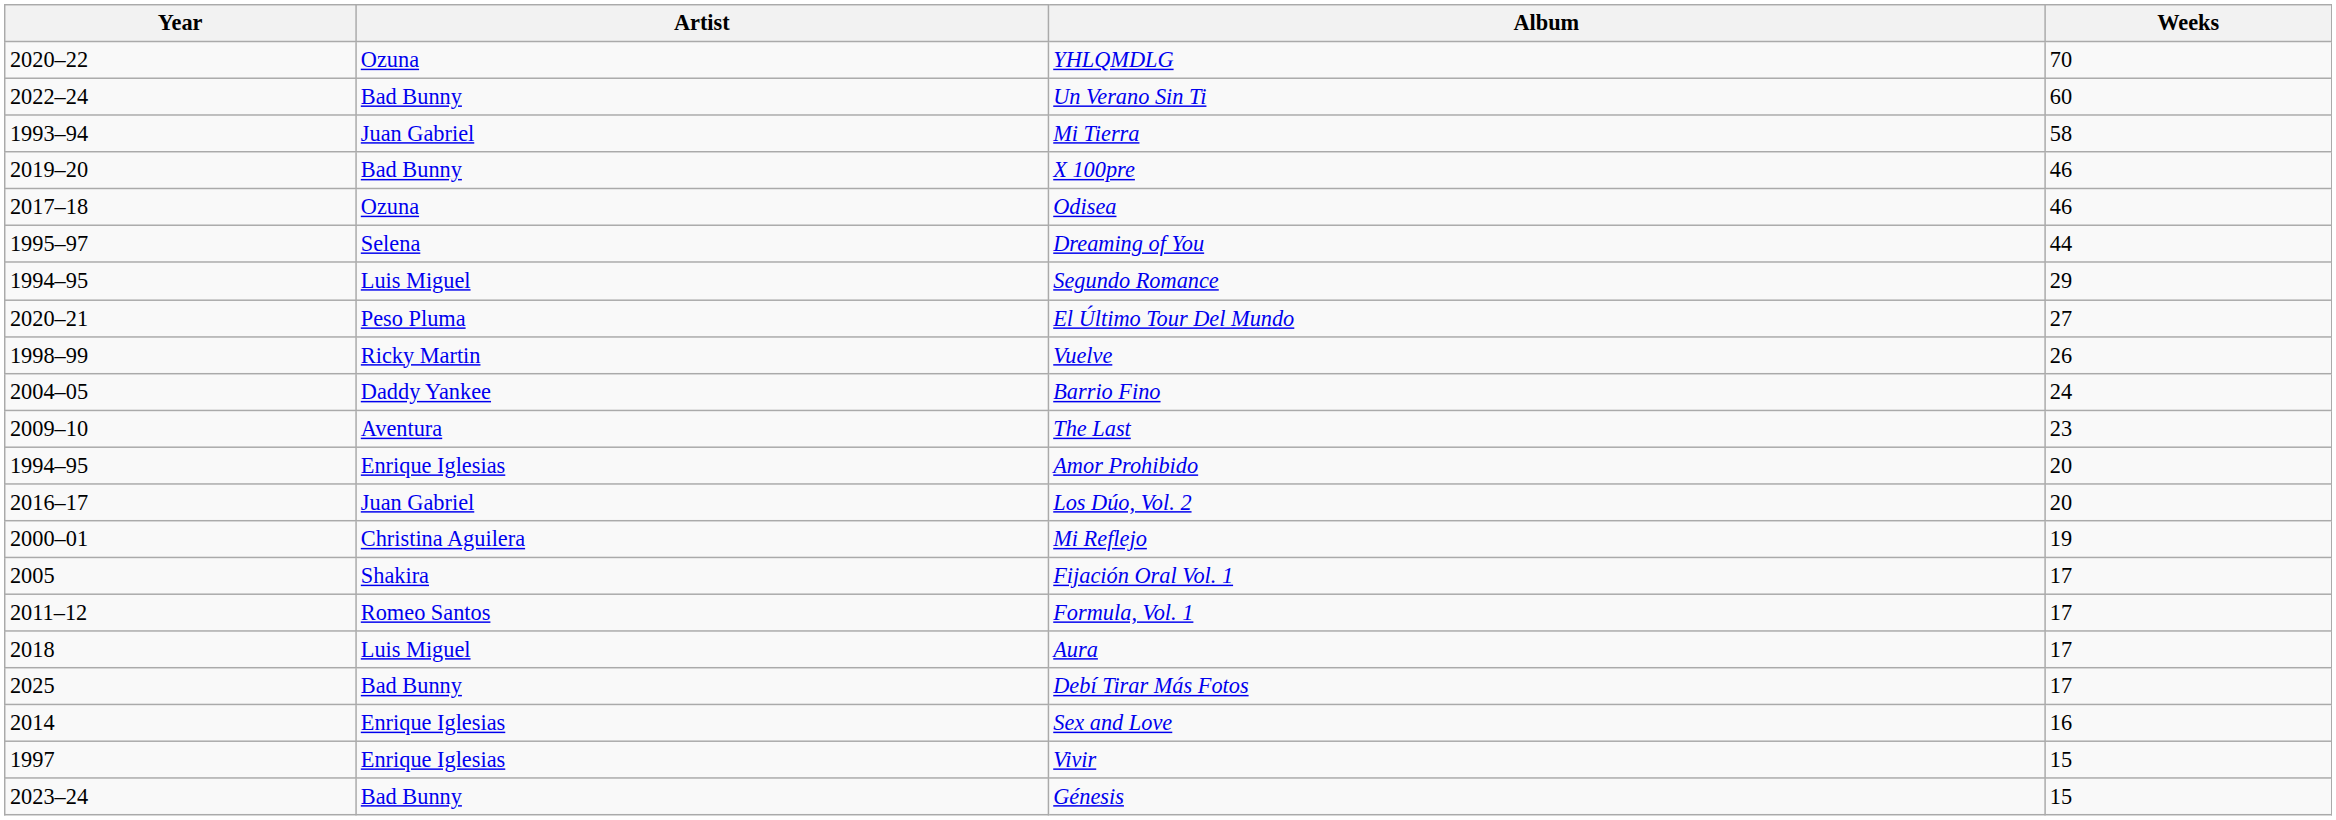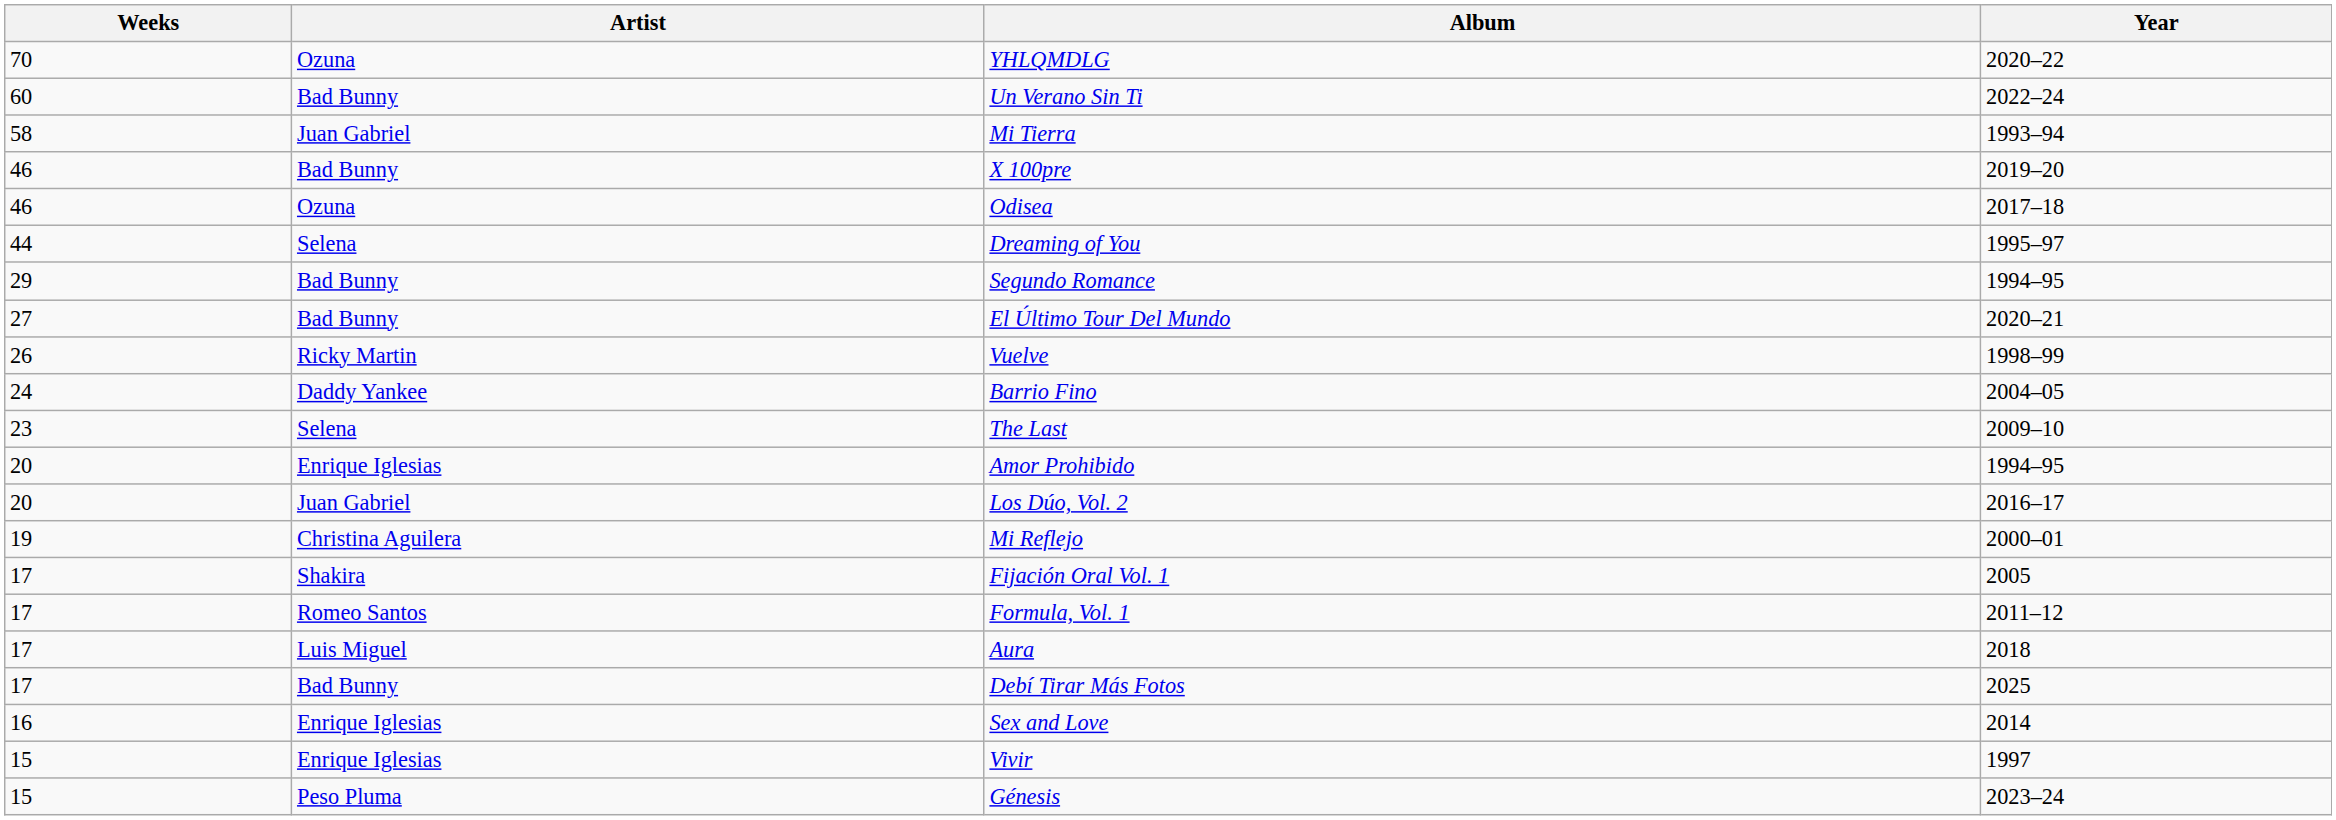columns swapped: (2188, 23) <-> (180, 23)
(416, 281) Luis Miguel -> (348, 281) Bad Bunny
(413, 317) Peso Pluma -> (348, 317) Bad Bunny
(402, 428) Aventura -> (327, 428) Selena
(411, 796) Bad Bunny -> (349, 796) Peso Pluma
